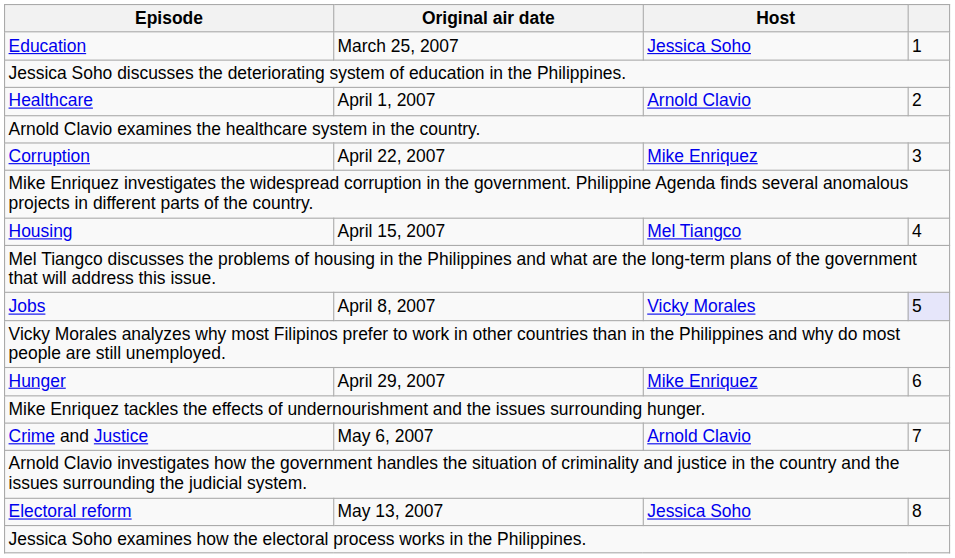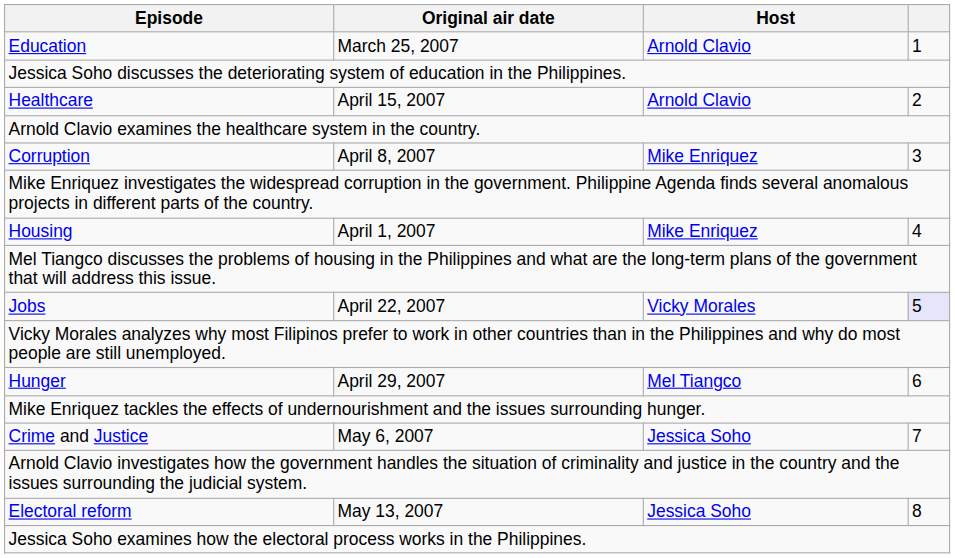(699, 45) Jessica Soho -> (699, 45) Arnold Clavio
(386, 101) April 1, 2007 -> (391, 101) April 15, 2007
(391, 156) April 22, 2007 -> (386, 156) April 8, 2007
(391, 231) April 15, 2007 -> (386, 231) April 1, 2007
(694, 231) Mel Tiangco -> (702, 231) Mike Enriquez
(386, 306) April 8, 2007 -> (391, 306) April 22, 2007
(702, 381) Mike Enriquez -> (694, 381) Mel Tiangco
(699, 436) Arnold Clavio -> (699, 436) Jessica Soho
